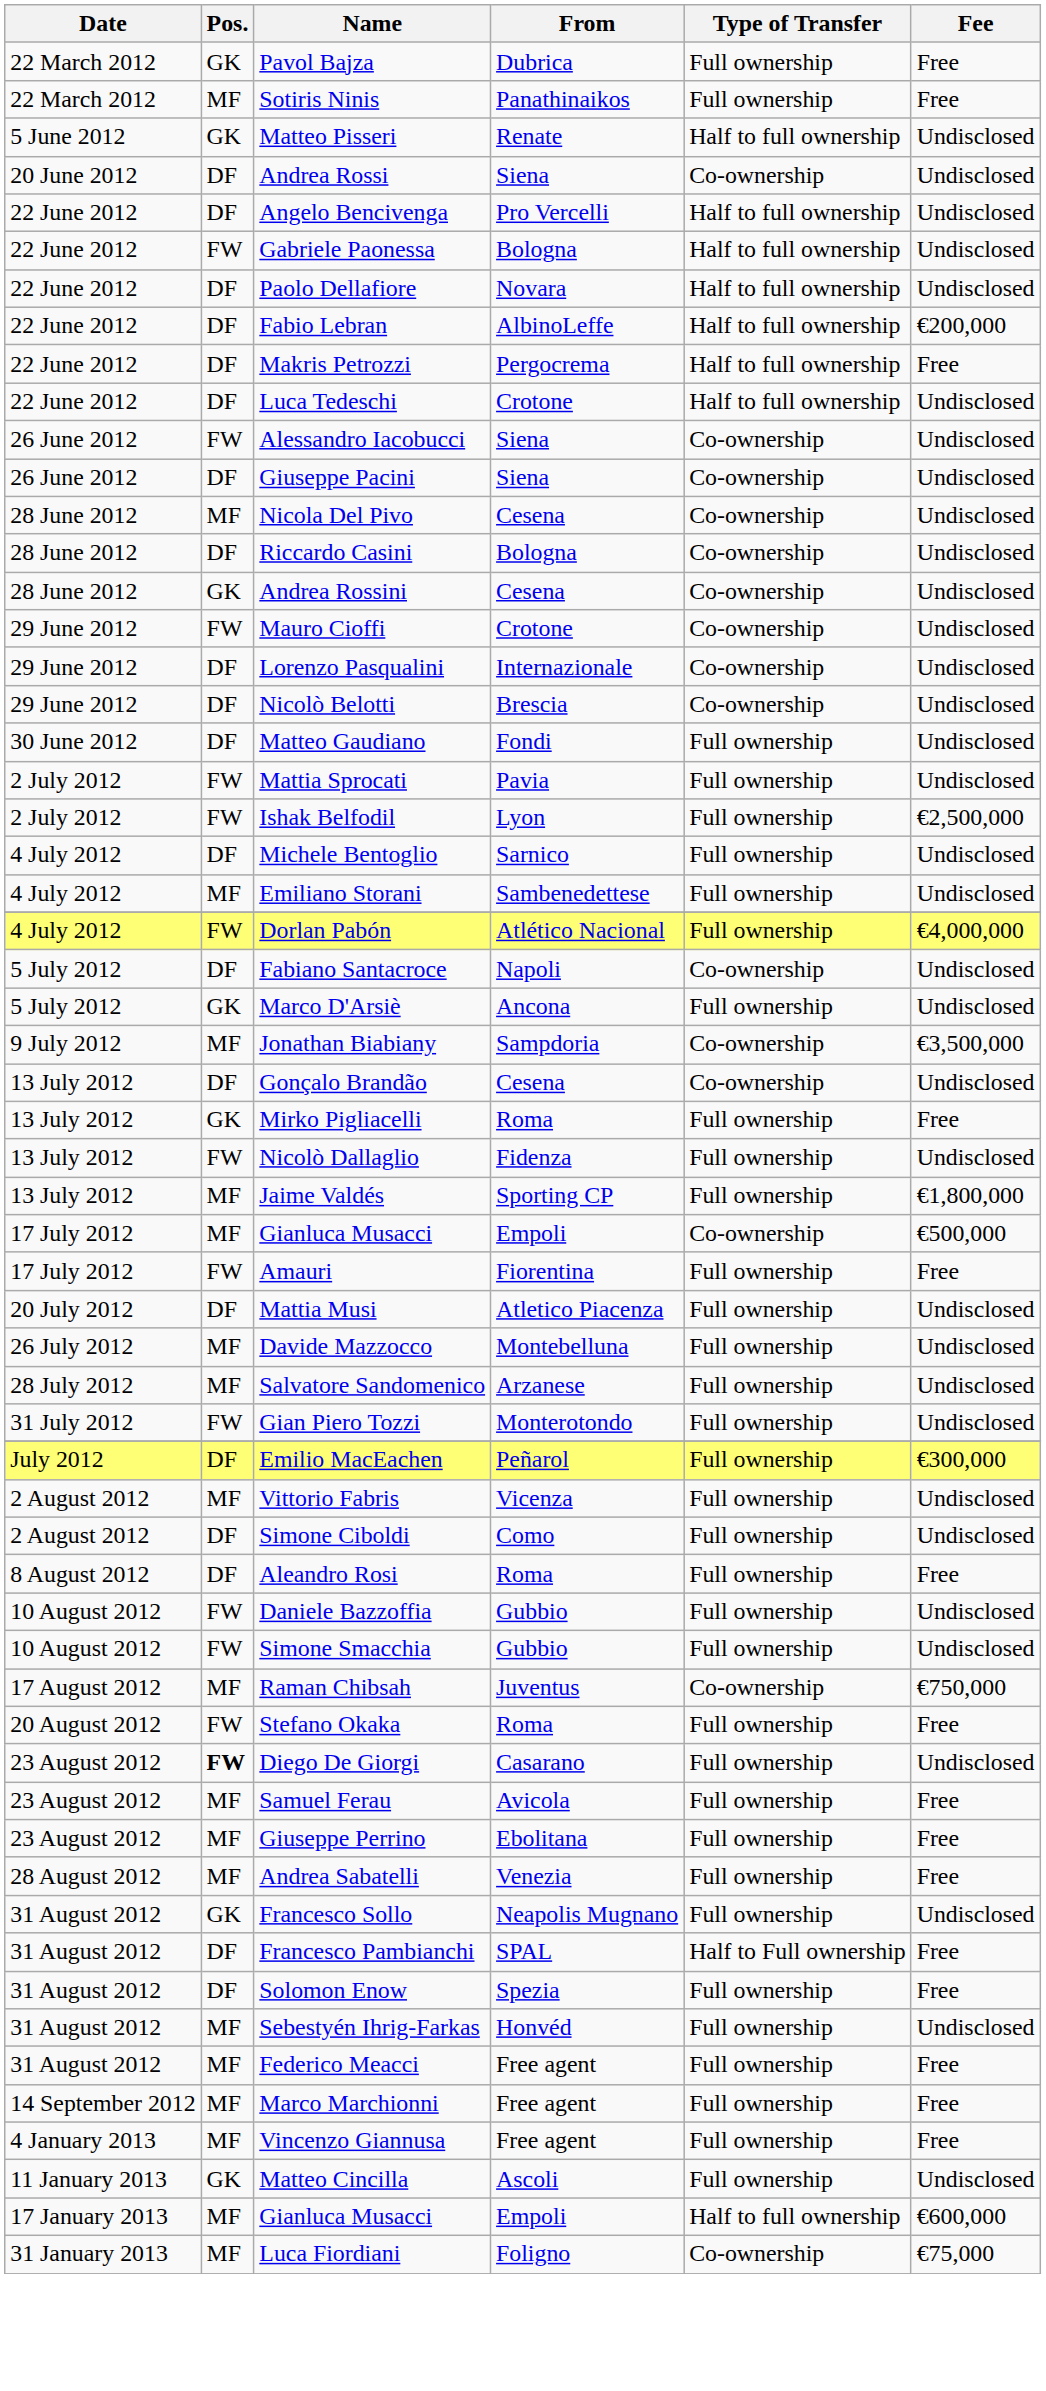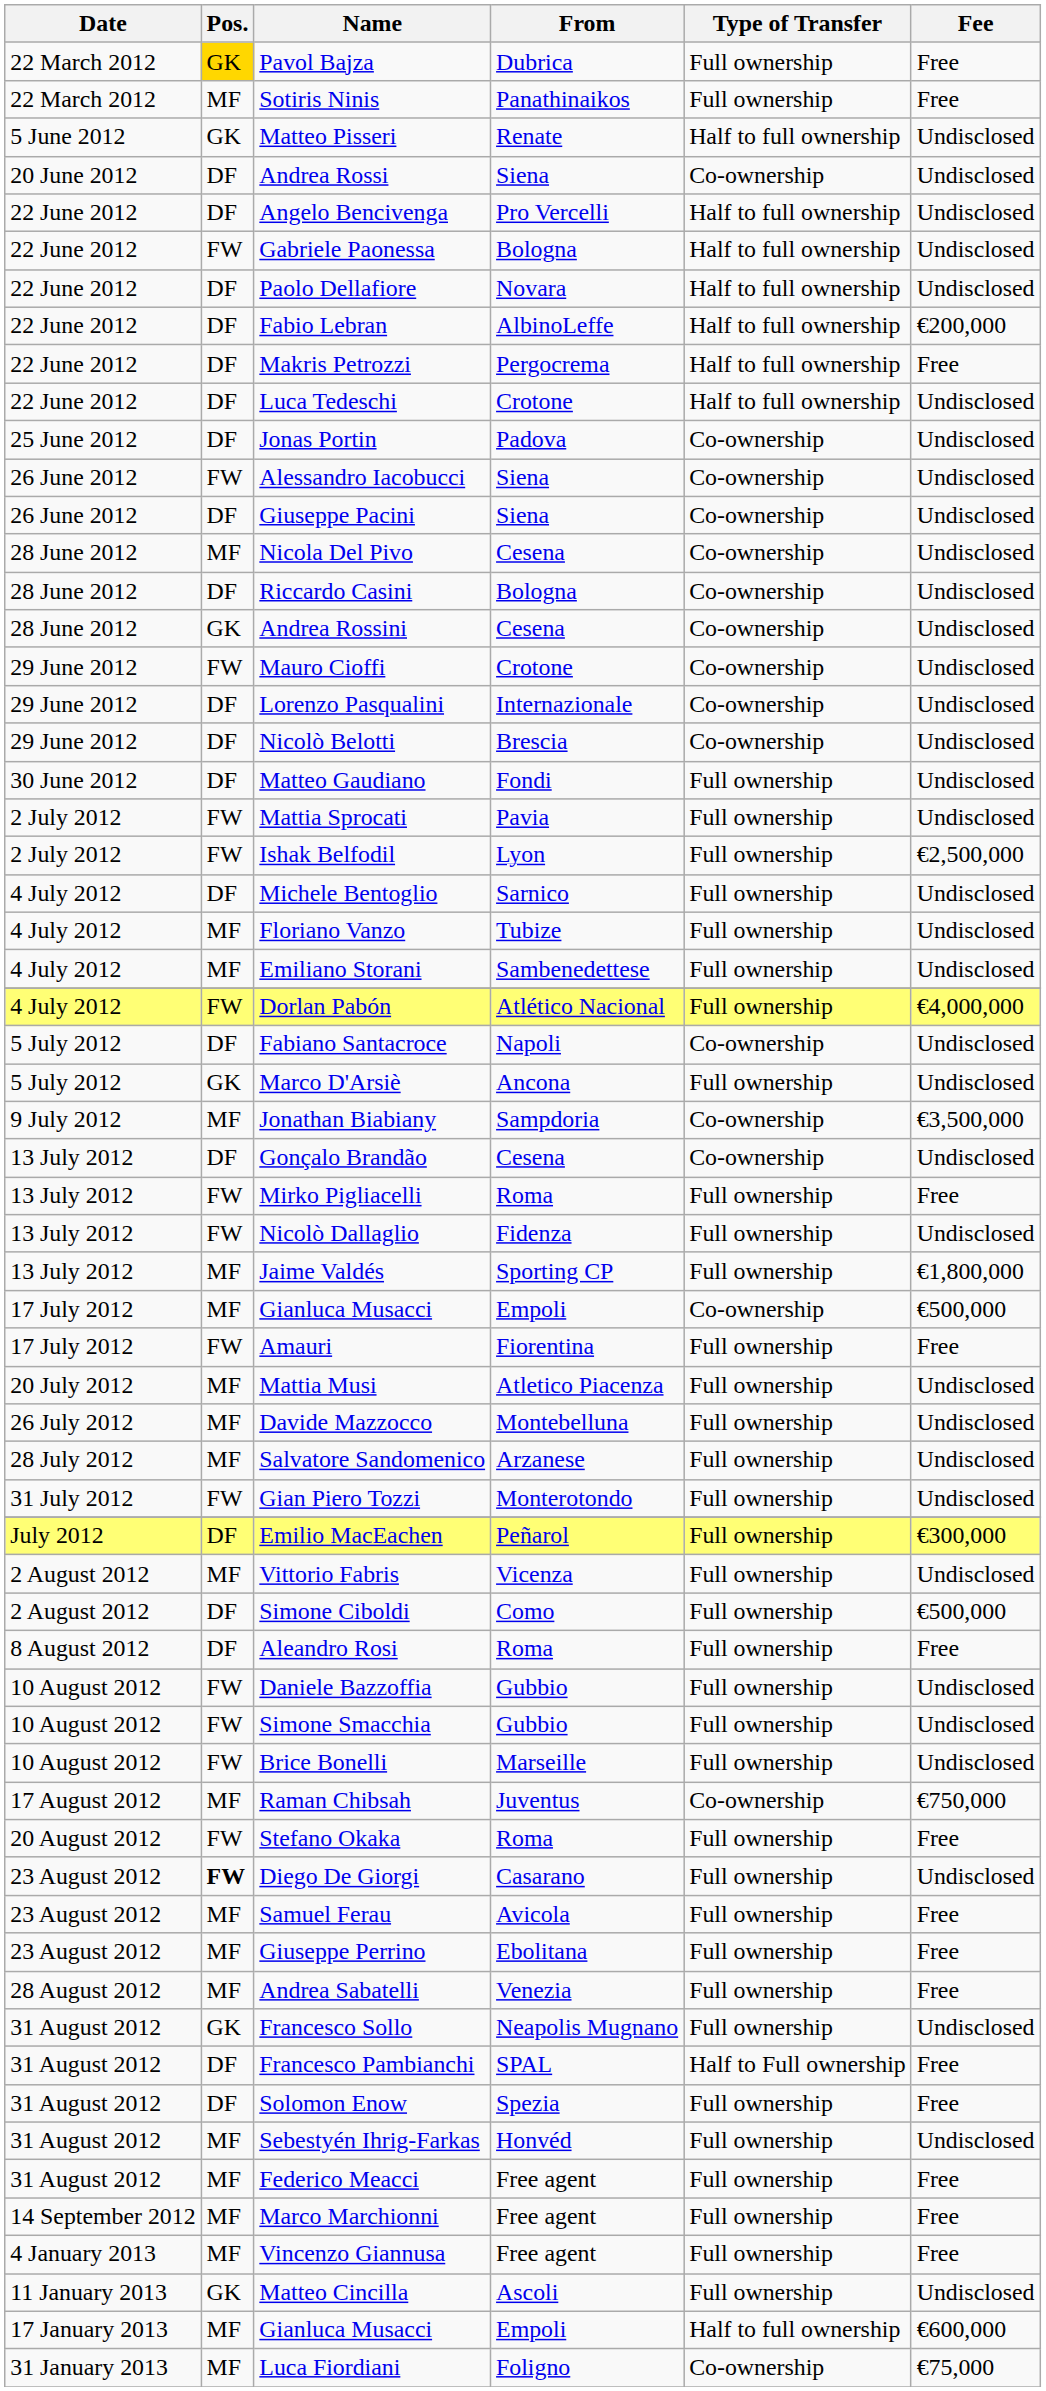(224, 61) no background -> (224, 61) gold background
+ row: (74, 439)
+ row: (66, 930)
(224, 1119) GK -> (224, 1195) FW
(222, 1308) DF -> (224, 1384) MF
(976, 1535) Undisclosed -> (961, 1611) €500,000
+ row: (86, 1762)
